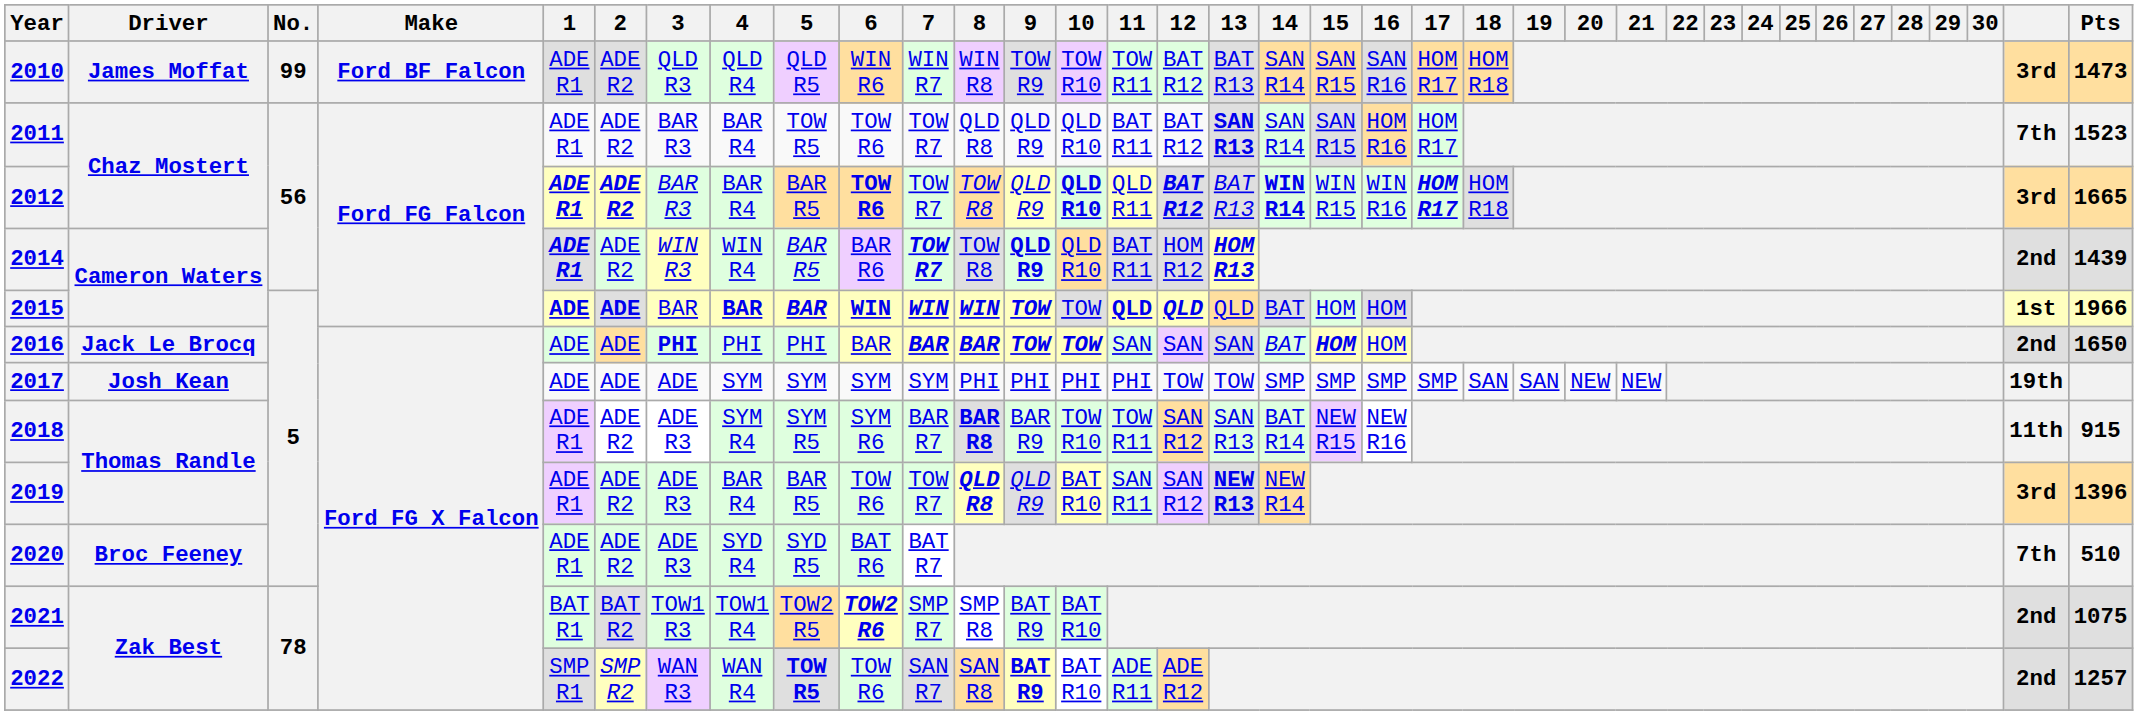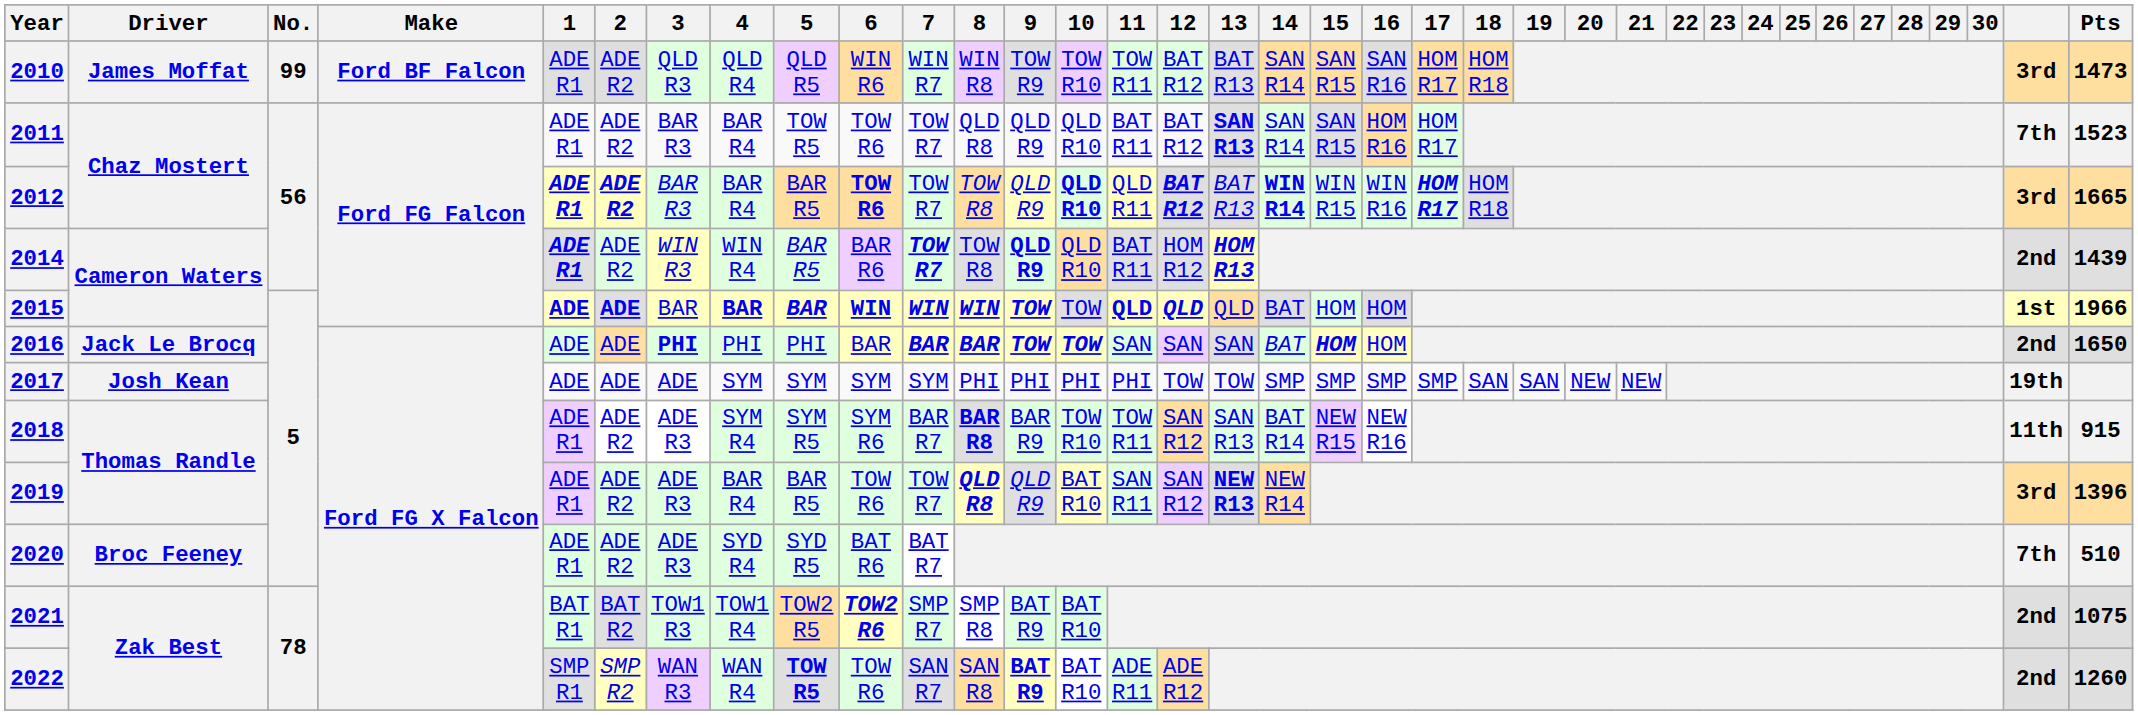(2101, 680) 1257 -> (2101, 680) 1260
